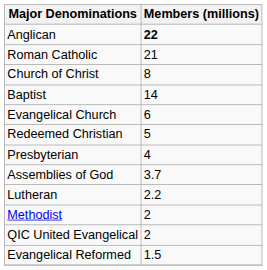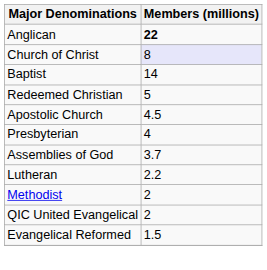- row: (52, 54)
(147, 74) no background -> (147, 54) lavender background
- row: (62, 114)
+ row: (55, 114)
